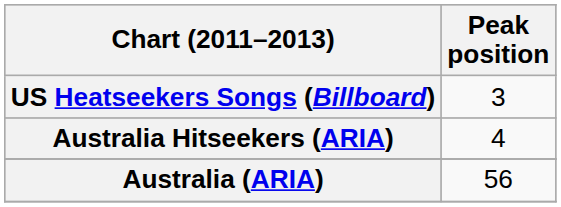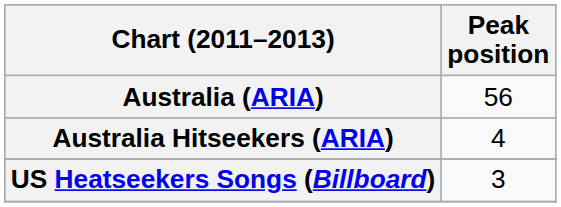rows swapped: (223, 179) <-> (223, 96)
